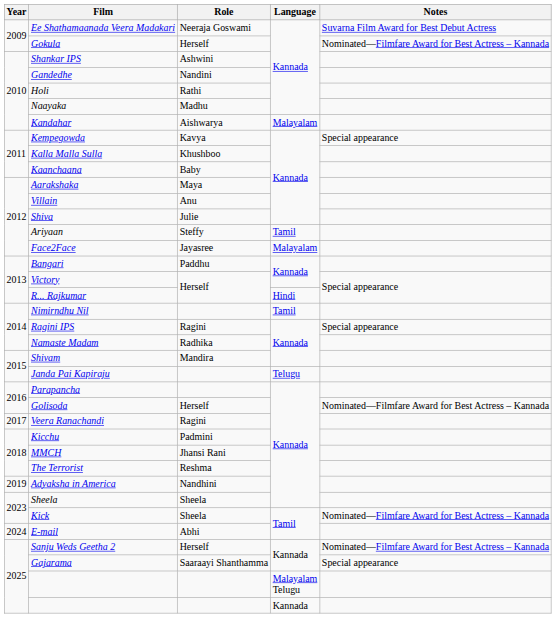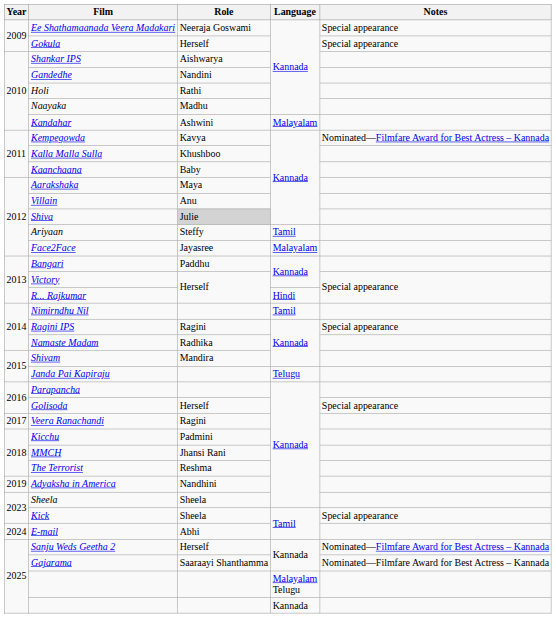(409, 28) Suvarna Film Award for Best Debut Actress -> (360, 28) Special appearance
(435, 43) Nominated—Filmfare Award for Best Actress – Kannada -> (360, 43) Special appearance
(196, 59) Ashwini -> (201, 59) Aishwarya
(201, 122) Aishwarya -> (196, 122) Ashwini
(360, 138) Special appearance -> (435, 138) Nominated—Filmfare Award for Best Actress – Kannada
(189, 216) no background -> (189, 216) lightgrey background
(435, 405) Nominated—Filmfare Award for Best Actress – Kannada -> (360, 405) Special appearance
(435, 515) Nominated—Filmfare Award for Best Actress – Kannada -> (360, 515) Special appearance
(360, 563) Special appearance -> (435, 563) Nominated—Filmfare Award for Best Actress – Kannada
